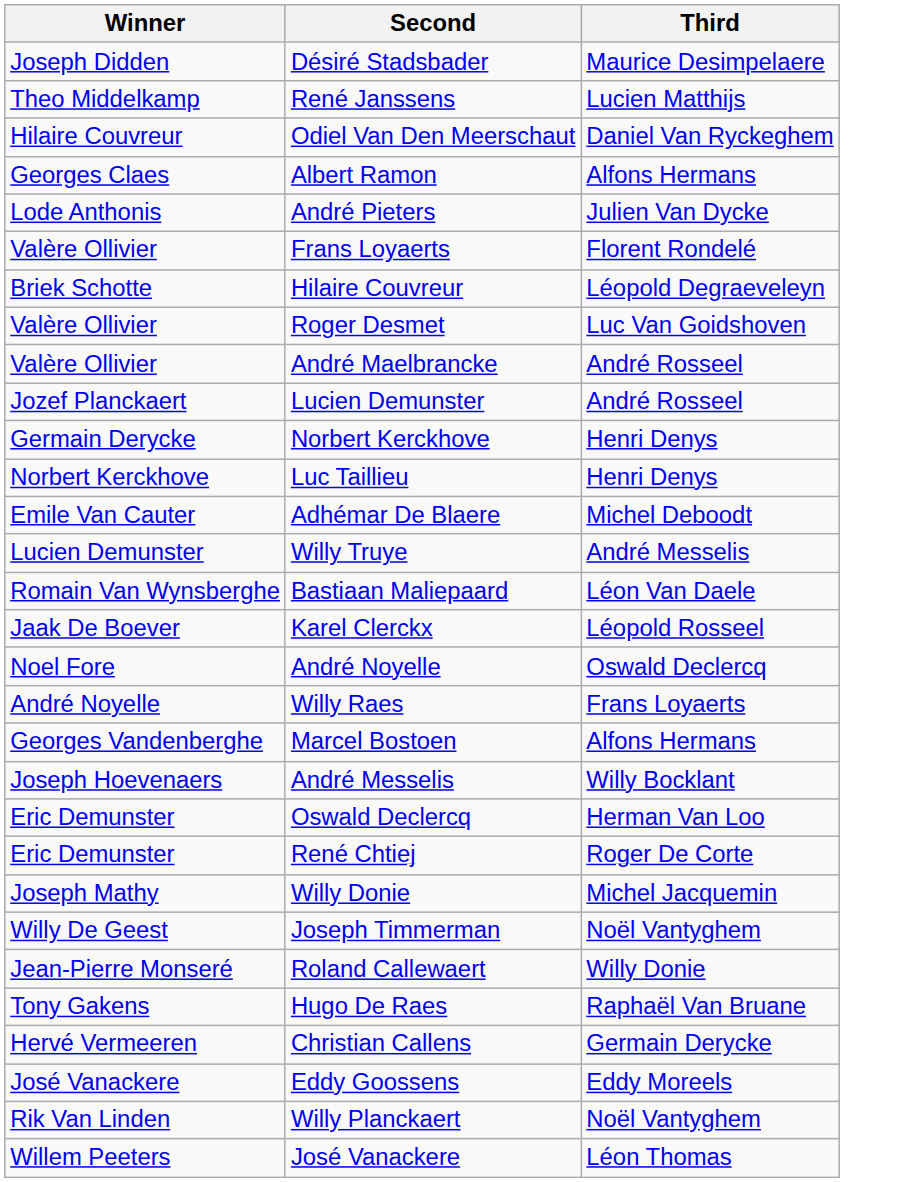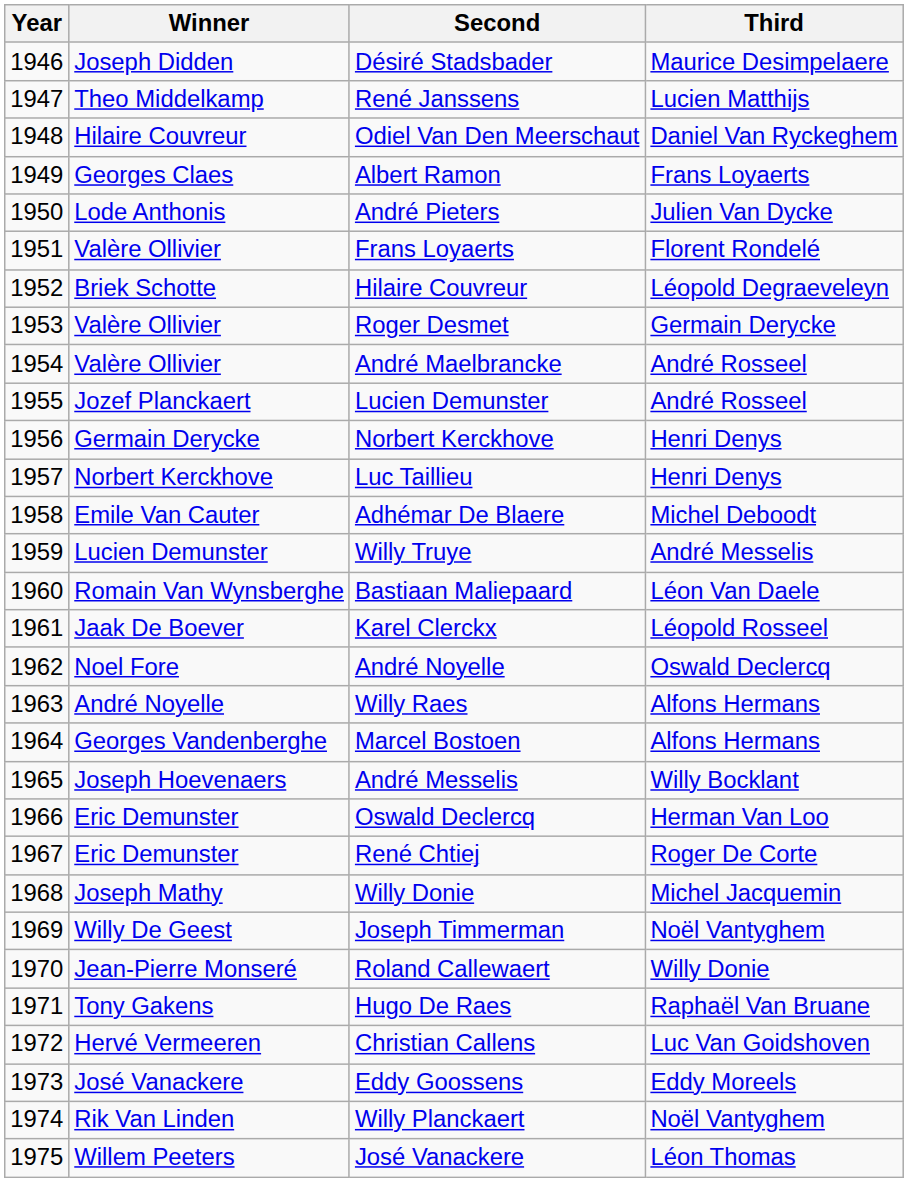+ column: (37, 23)
(671, 174) Alfons Hermans -> (730, 174) Frans Loyaerts
(696, 325) Luc Van Goidshoven -> (743, 325) Germain Derycke
(666, 703) Frans Loyaerts -> (735, 703) Alfons Hermans
(679, 1044) Germain Derycke -> (760, 1044) Luc Van Goidshoven
